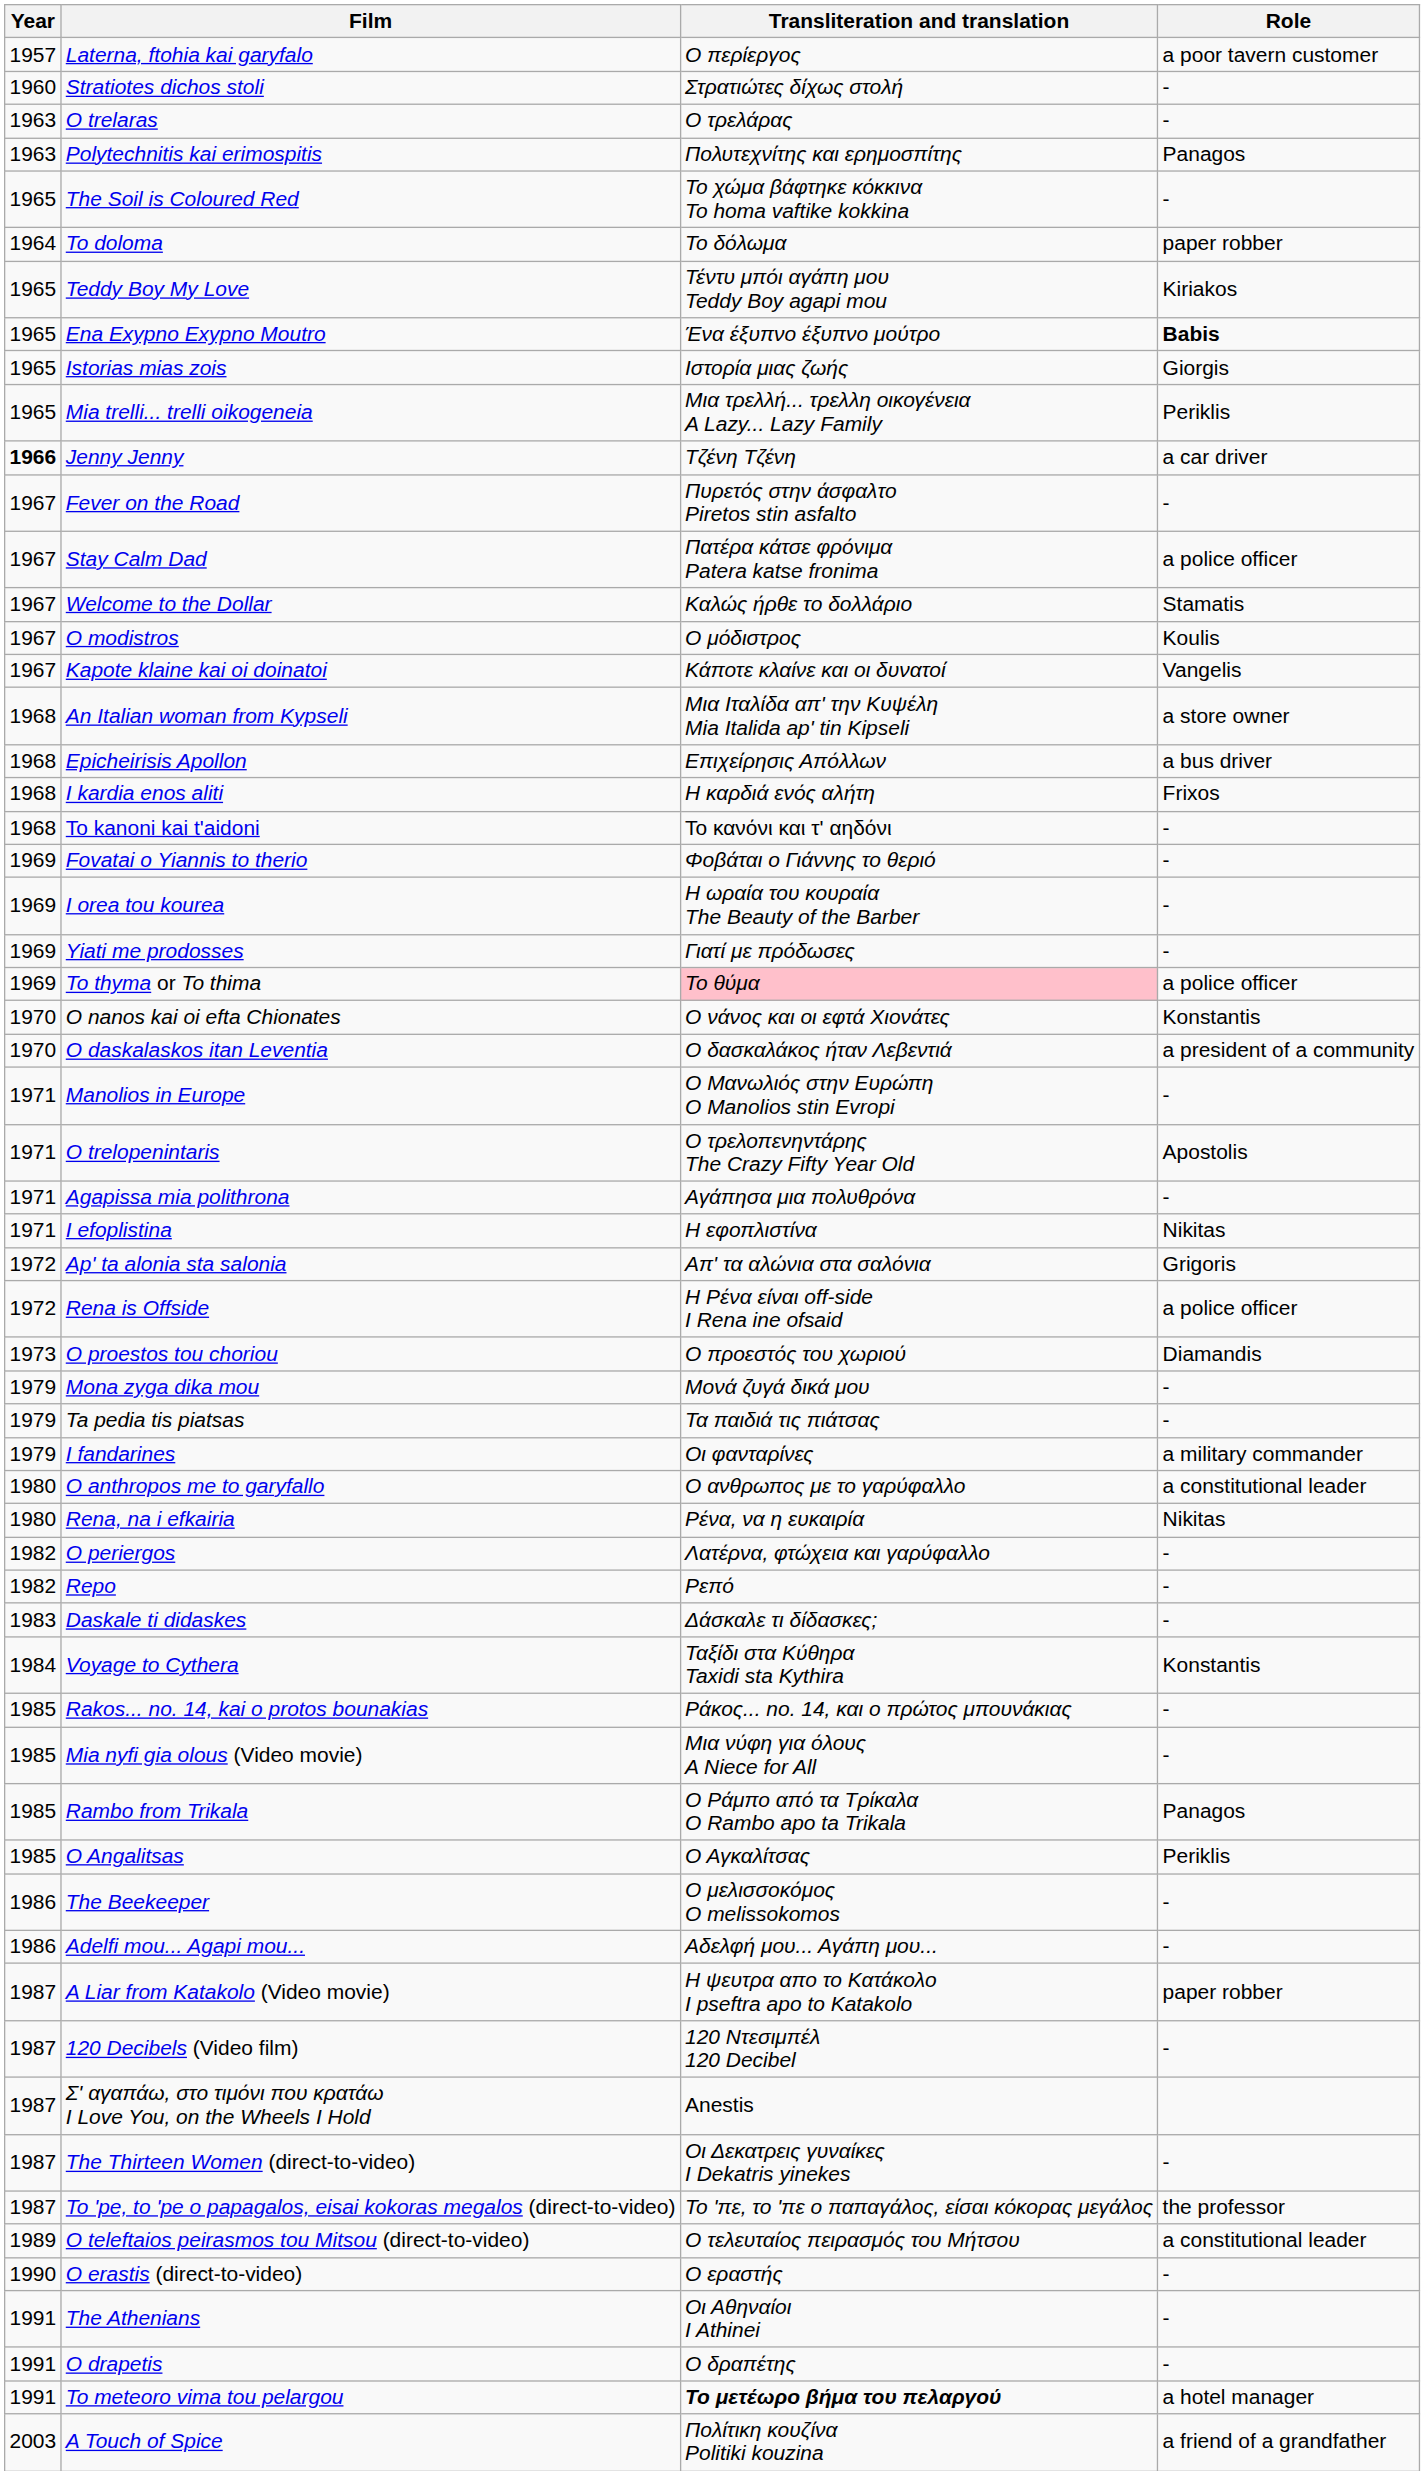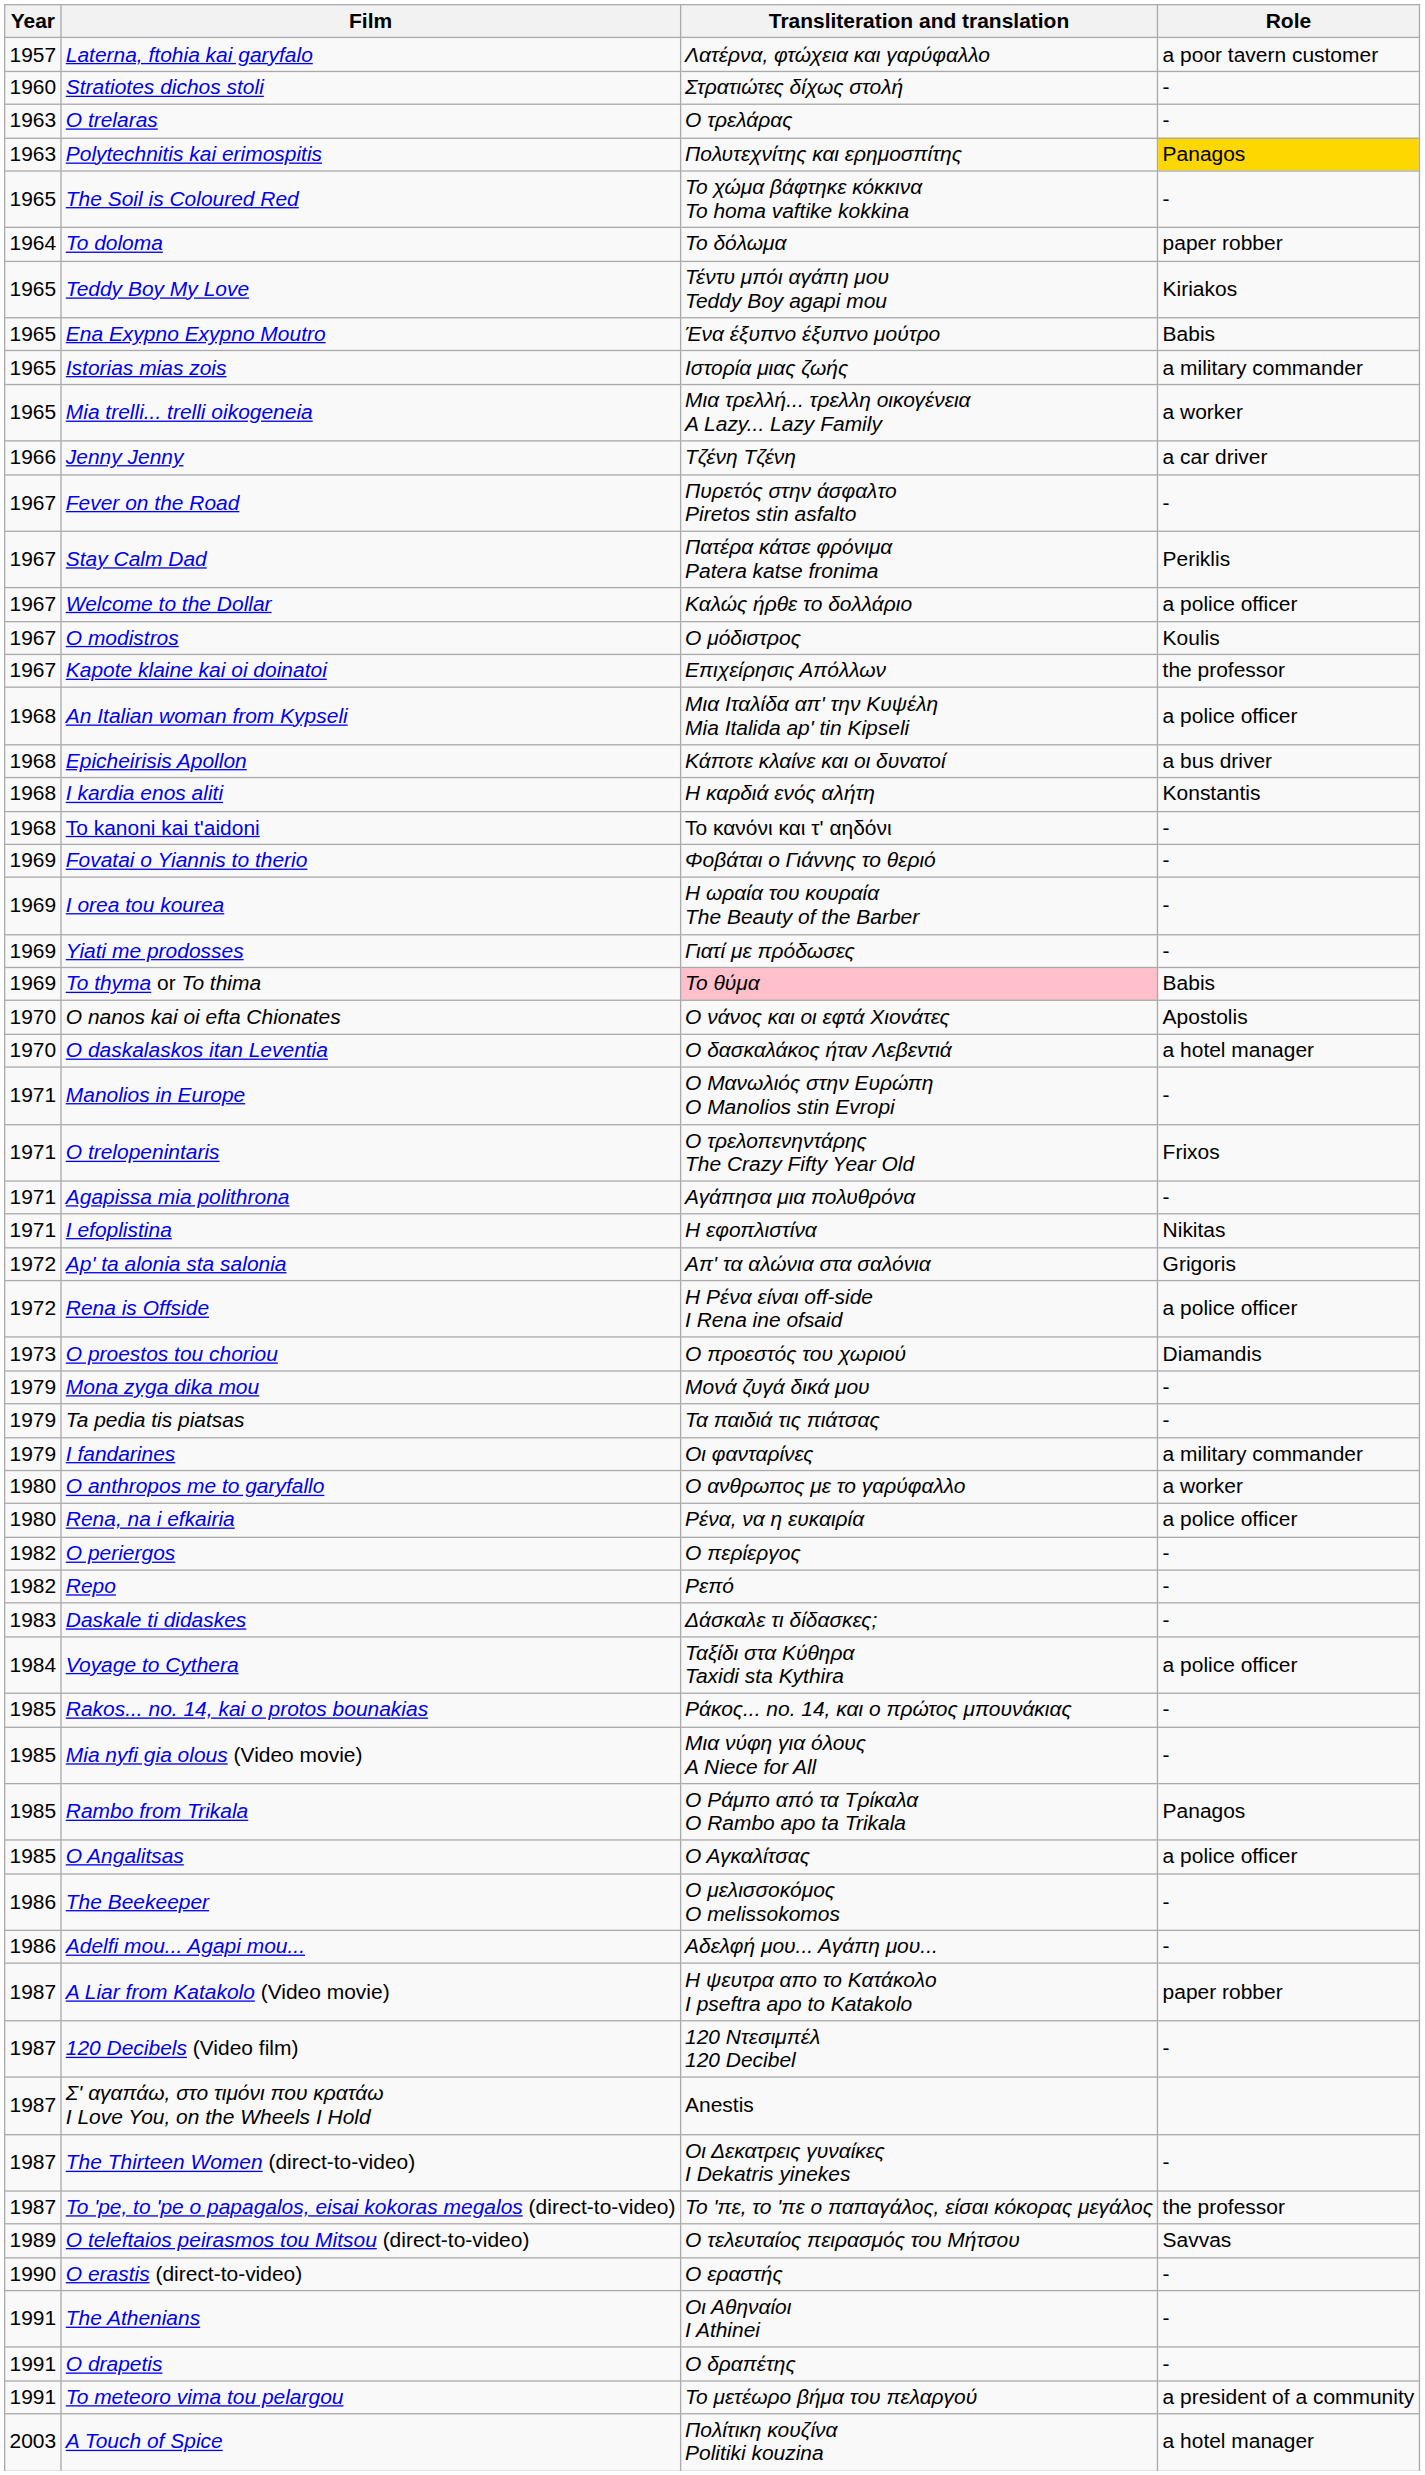(743, 54) Ο περίεργος -> (837, 54) Λατέρνα, φτώχεια και γαρύφαλλο
(1204, 154) no background -> (1204, 154) gold background
(1191, 334) bold -> (1189, 334) normal
(1196, 367) Giorgis -> (1263, 367) a military commander
(1196, 412) Periklis -> (1203, 412) a worker
(33, 457) bold -> (33, 457) normal
(1230, 559) a police officer -> (1196, 559) Periklis
(1203, 604) Stamatis -> (1230, 604) a police officer
(815, 670) Κάποτε κλαίνε και οι δυνατοί -> (786, 670) Επιχείρησις Απόλλων
(1202, 670) Vangelis -> (1224, 670) the professor
(1226, 715) a store owner -> (1230, 715) a police officer
(786, 760) Επιχείρησις Απόλλων -> (815, 760) Κάποτε κλαίνε και οι δυνατοί
(1191, 794) Frixos -> (1212, 794) Konstantis
(1230, 983) a police officer -> (1189, 983) Babis
(1212, 1017) Konstantis -> (1205, 1017) Apostolis
(1288, 1050) a president of a community -> (1238, 1050) a hotel manager
(1205, 1152) Apostolis -> (1191, 1152) Frixos
(1265, 1486) a constitutional leader -> (1203, 1486) a worker
(1194, 1520) Nikitas -> (1230, 1520) a police officer
(837, 1553) Λατέρνα, φτώχεια και γαρύφαλλο -> (743, 1553) Ο περίεργος
(1212, 1664) Konstantis -> (1230, 1664) a police officer
(1196, 1856) Periklis -> (1230, 1856) a police officer
(1265, 2240) a constitutional leader -> (1197, 2240) Savvas
(843, 2397) bold -> (831, 2397) normal
(1238, 2397) a hotel manager -> (1288, 2397) a president of a community
(1274, 2442) a friend of a grandfather -> (1238, 2442) a hotel manager
